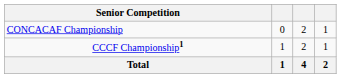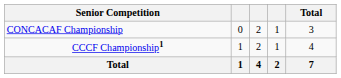+ column: (311, 13)
